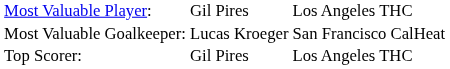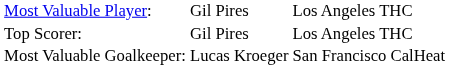rows swapped: (95, 33) <-> (43, 56)
